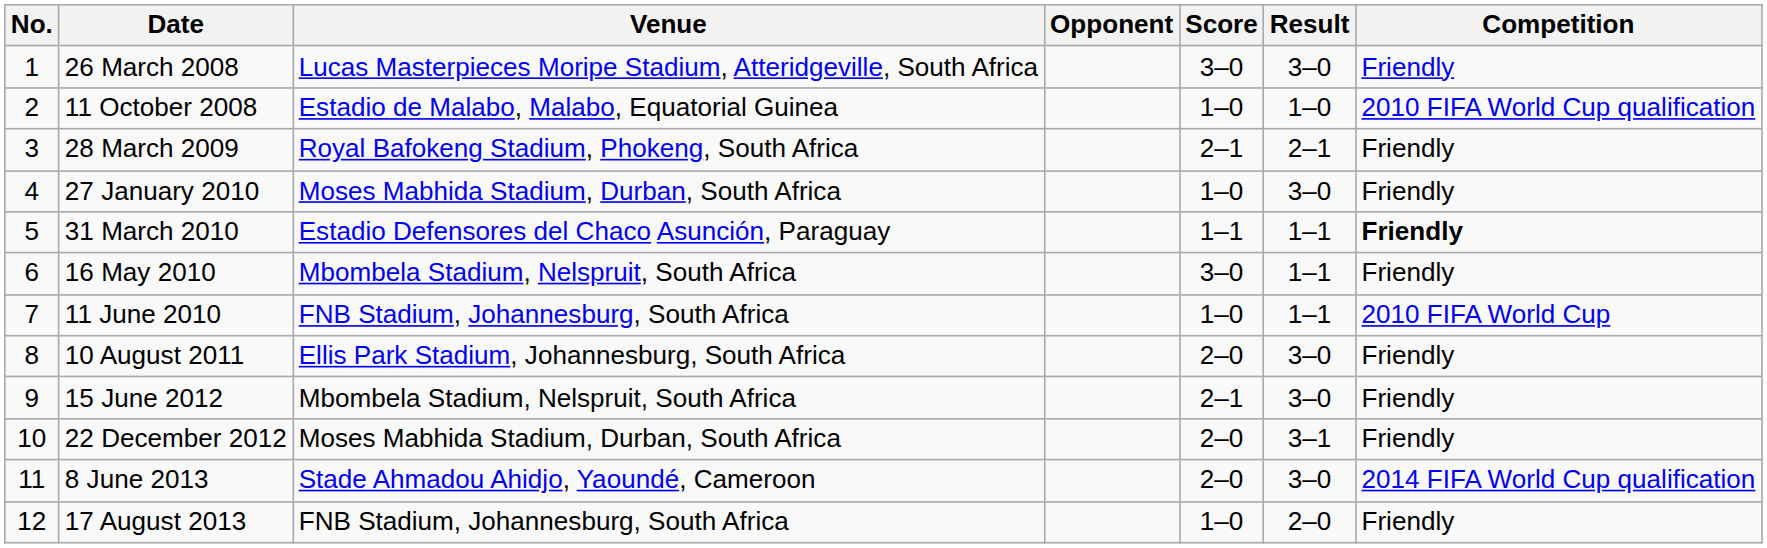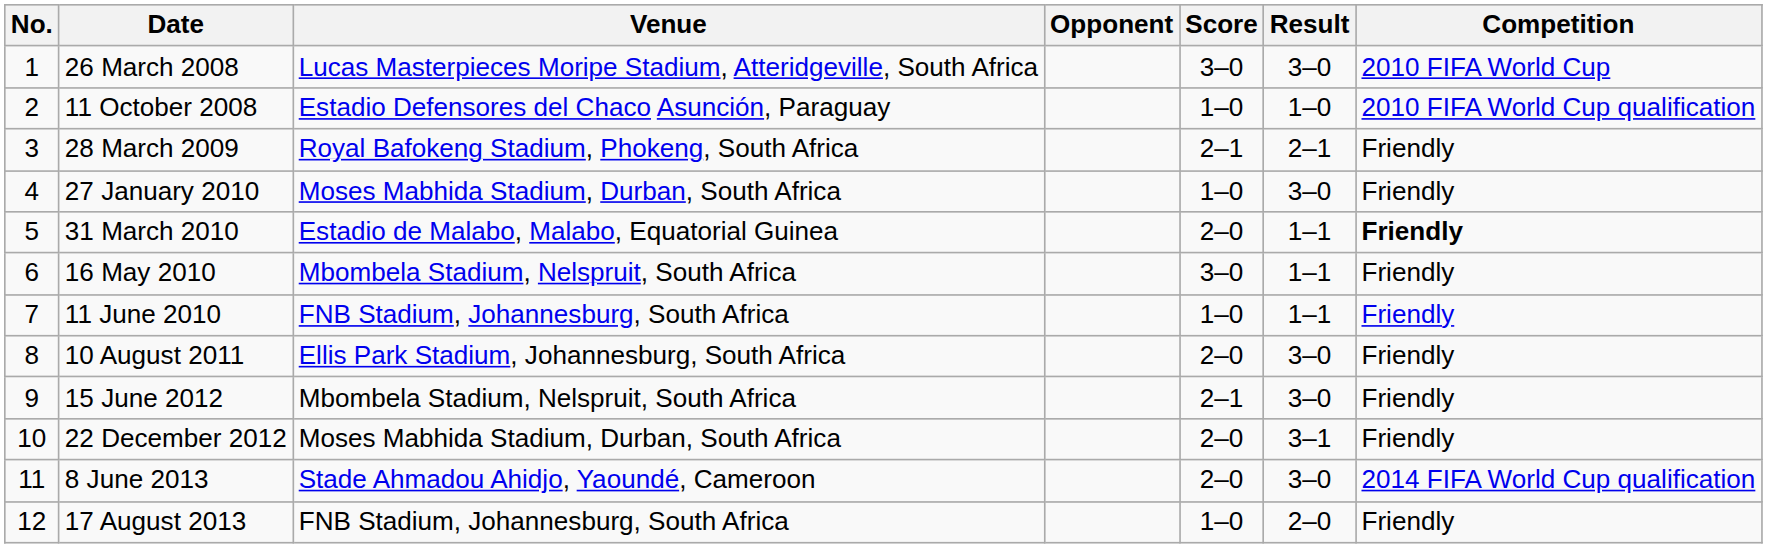(1408, 66) Friendly -> (1486, 66) 2010 FIFA World Cup
(568, 107) Estadio de Malabo, Malabo, Equatorial Guinea -> (594, 107) Estadio Defensores del Chaco Asunción, Paraguay
(594, 231) Estadio Defensores del Chaco Asunción, Paraguay -> (568, 231) Estadio de Malabo, Malabo, Equatorial Guinea
(1221, 231) 1–1 -> (1221, 231) 2–0
(1486, 314) 2010 FIFA World Cup -> (1408, 314) Friendly
